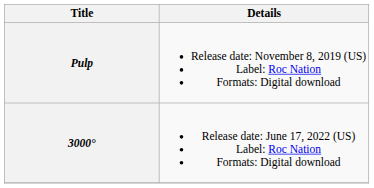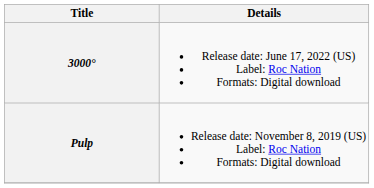rows swapped: (82, 62) <-> (82, 143)
